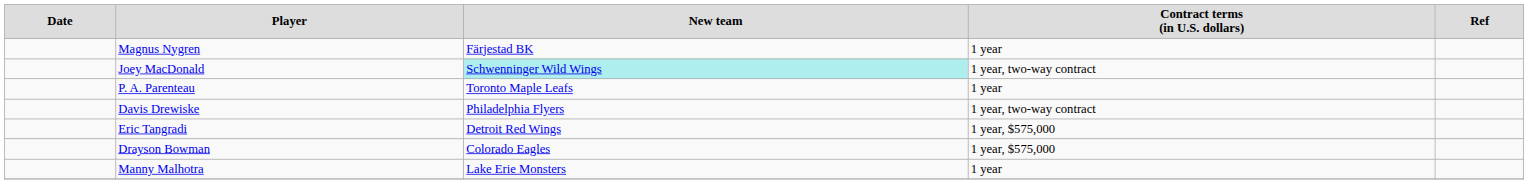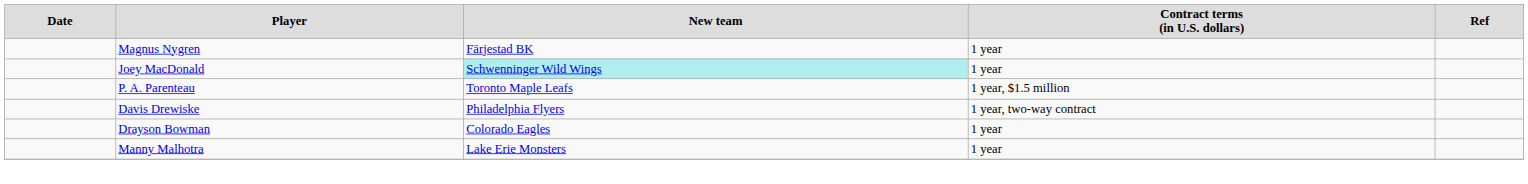(1033, 68) 1 year, two-way contract -> (986, 68) 1 year
(986, 88) 1 year -> (1020, 88) 1 year, $1.5 million
- row: (153, 128)
(1013, 149) 1 year, $575,000 -> (986, 128) 1 year
